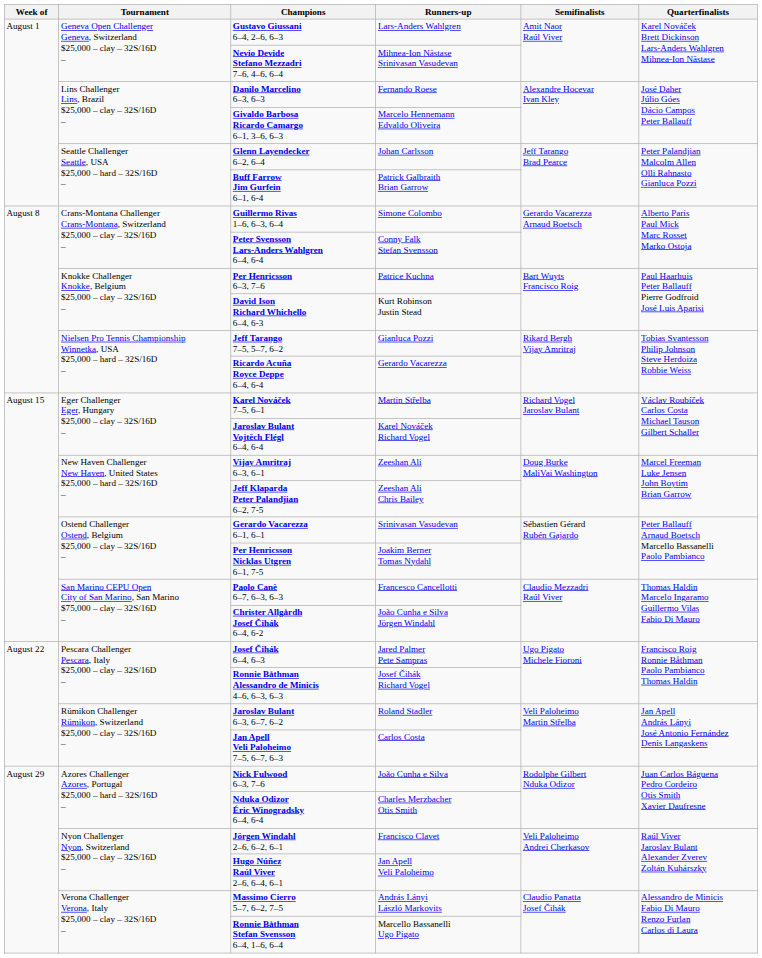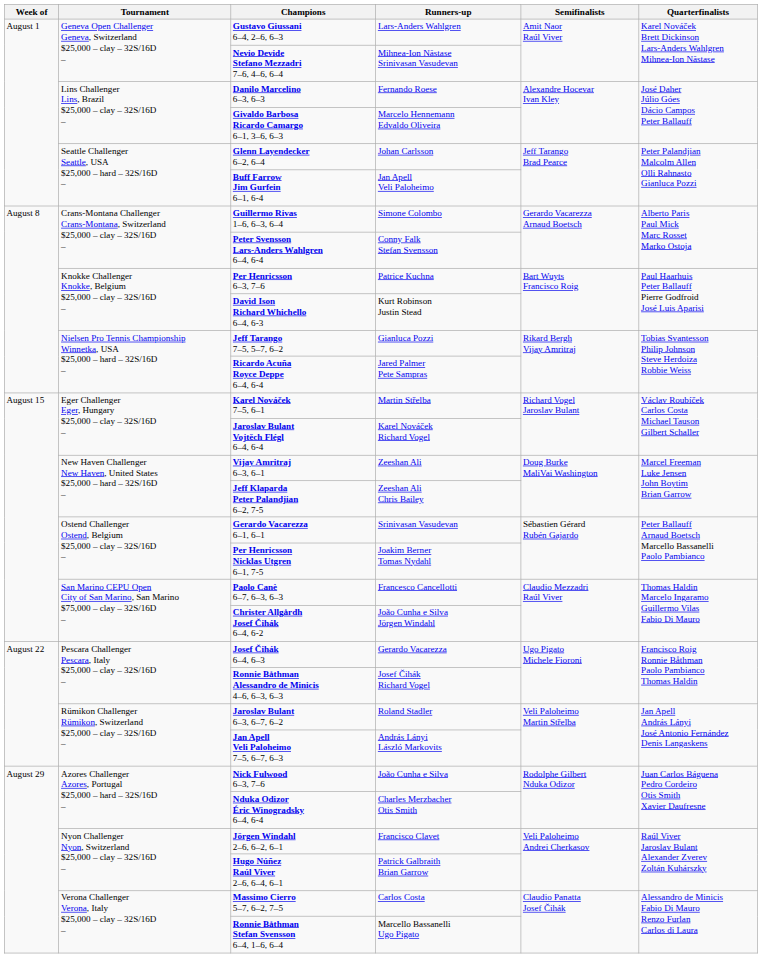(409, 182) Patrick Galbraith Brian Garrow -> (406, 182) Jan Apell Veli Paloheimo
(412, 363) Gerardo Vacarezza -> (403, 368) Jared Palmer Pete Sampras
(403, 654) Jared Palmer Pete Sampras -> (412, 648) Gerardo Vacarezza
(401, 736) Carlos Costa -> (410, 742) András Lányi László Markovits
(406, 866) Jan Apell Veli Paloheimo -> (409, 866) Patrick Galbraith Brian Garrow
(410, 903) András Lányi László Markovits -> (401, 897) Carlos Costa
